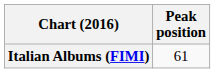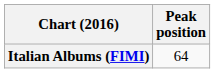(181, 56) 61 -> (181, 56) 64
